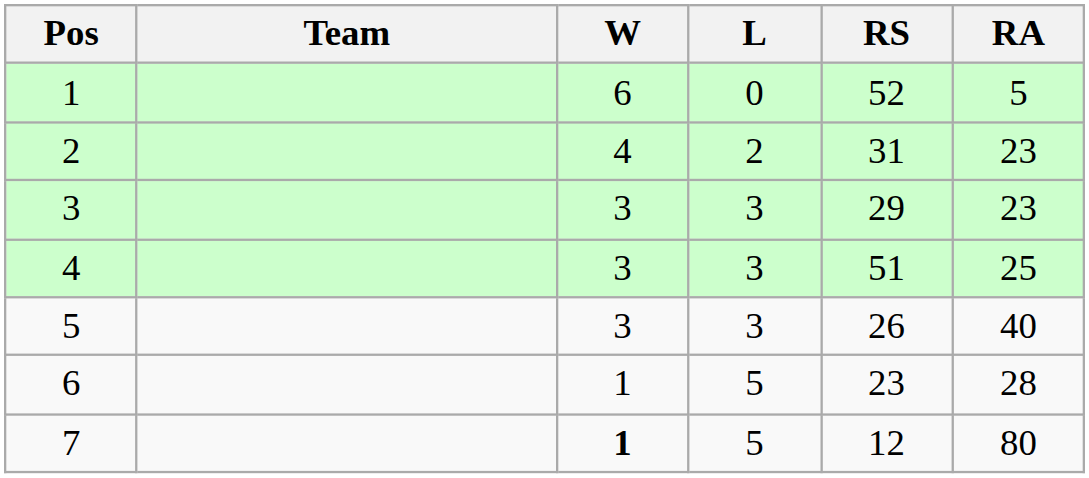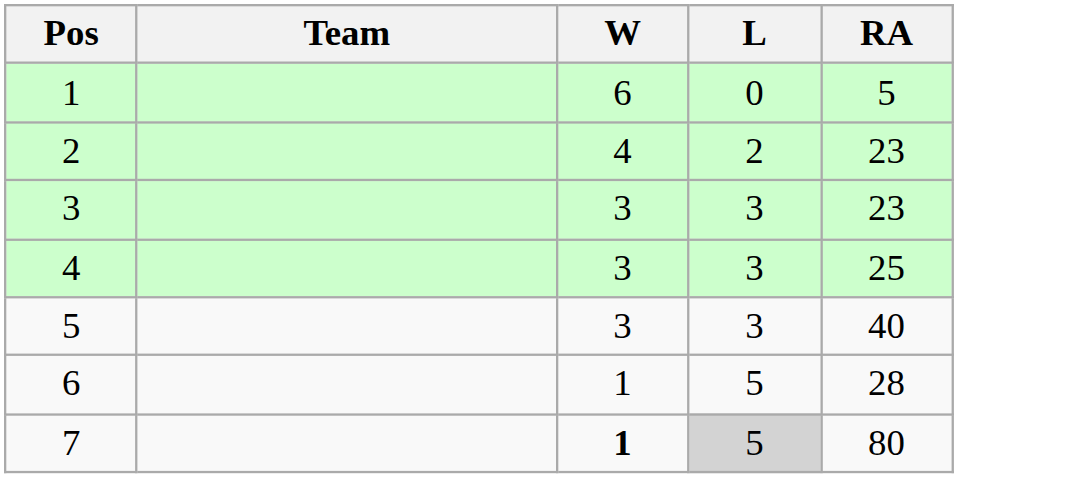- column: (886, 33)
(755, 442) no background -> (755, 442) lightgrey background
